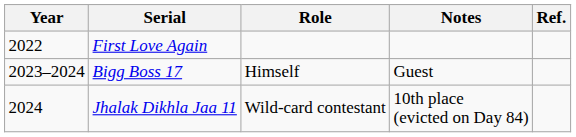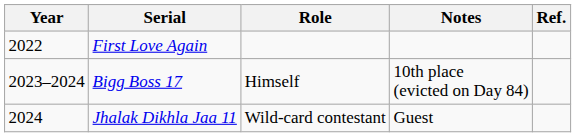(413, 71) Guest -> (461, 81) 10th place (evicted on Day 84)
(461, 108) 10th place (evicted on Day 84) -> (413, 117) Guest
